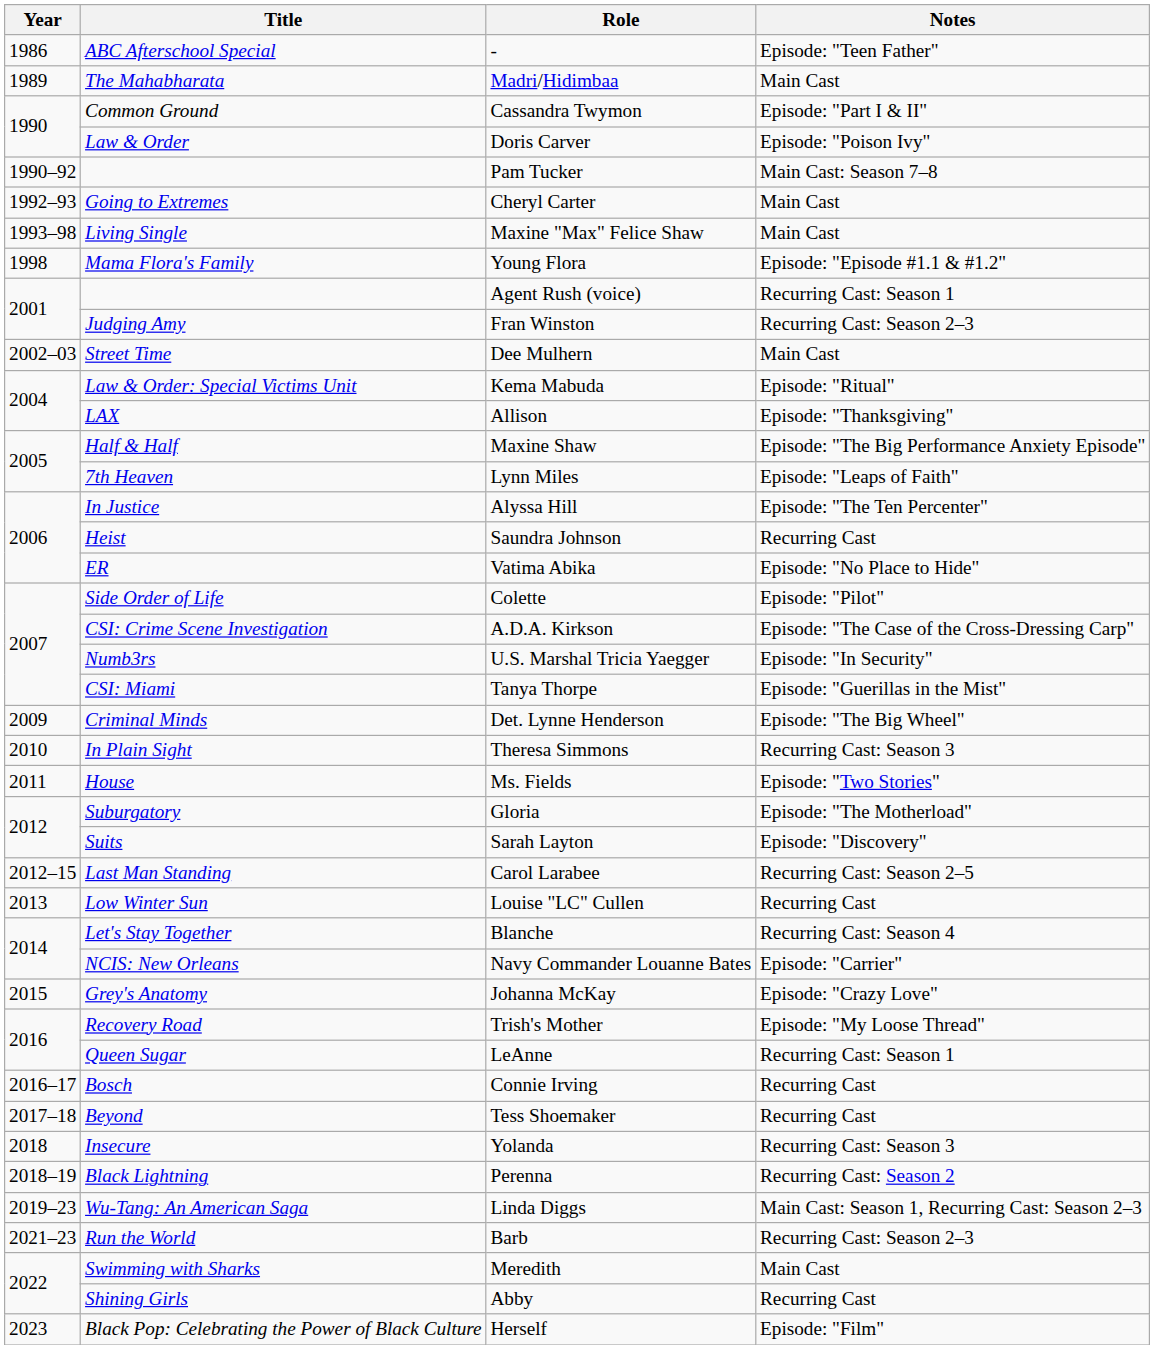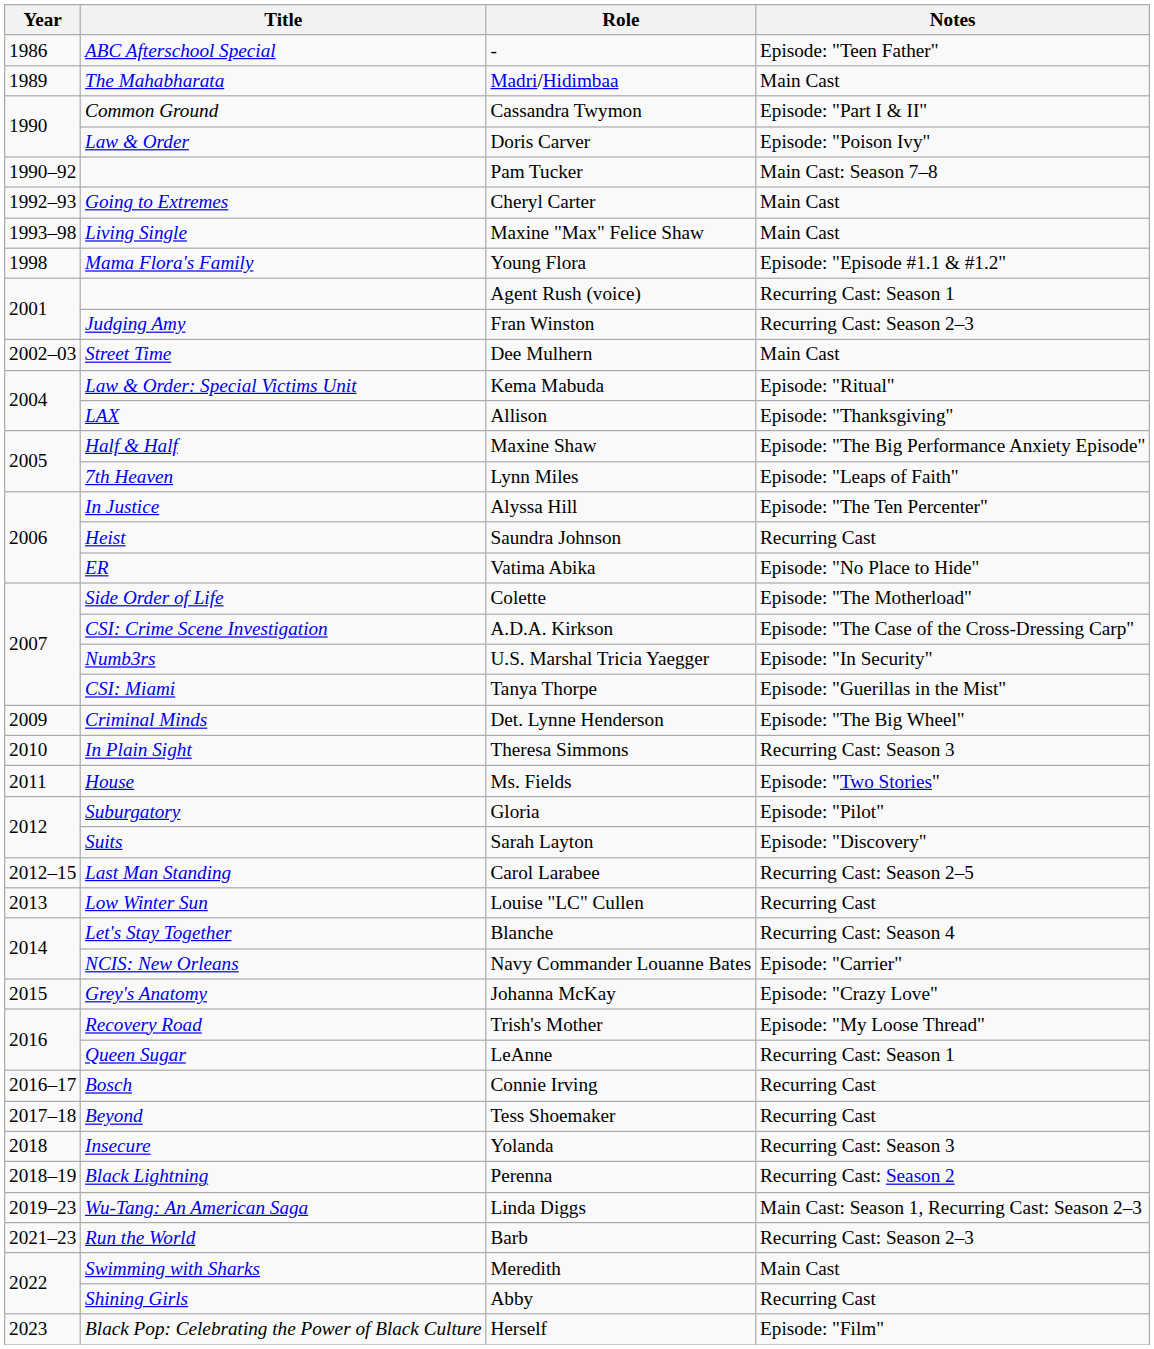(822, 598) Episode: "Pilot" -> (866, 598) Episode: "The Motherload"
(866, 811) Episode: "The Motherload" -> (822, 811) Episode: "Pilot"
